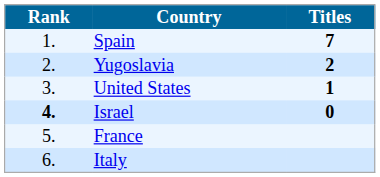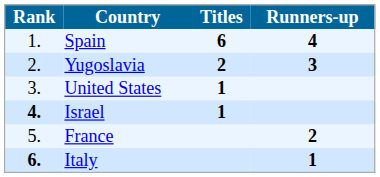+ column: (312, 16)
(330, 40) 7 -> (221, 40) 6
(330, 112) 0 -> (221, 112) 1
(49, 159) normal -> (34, 159) bold
